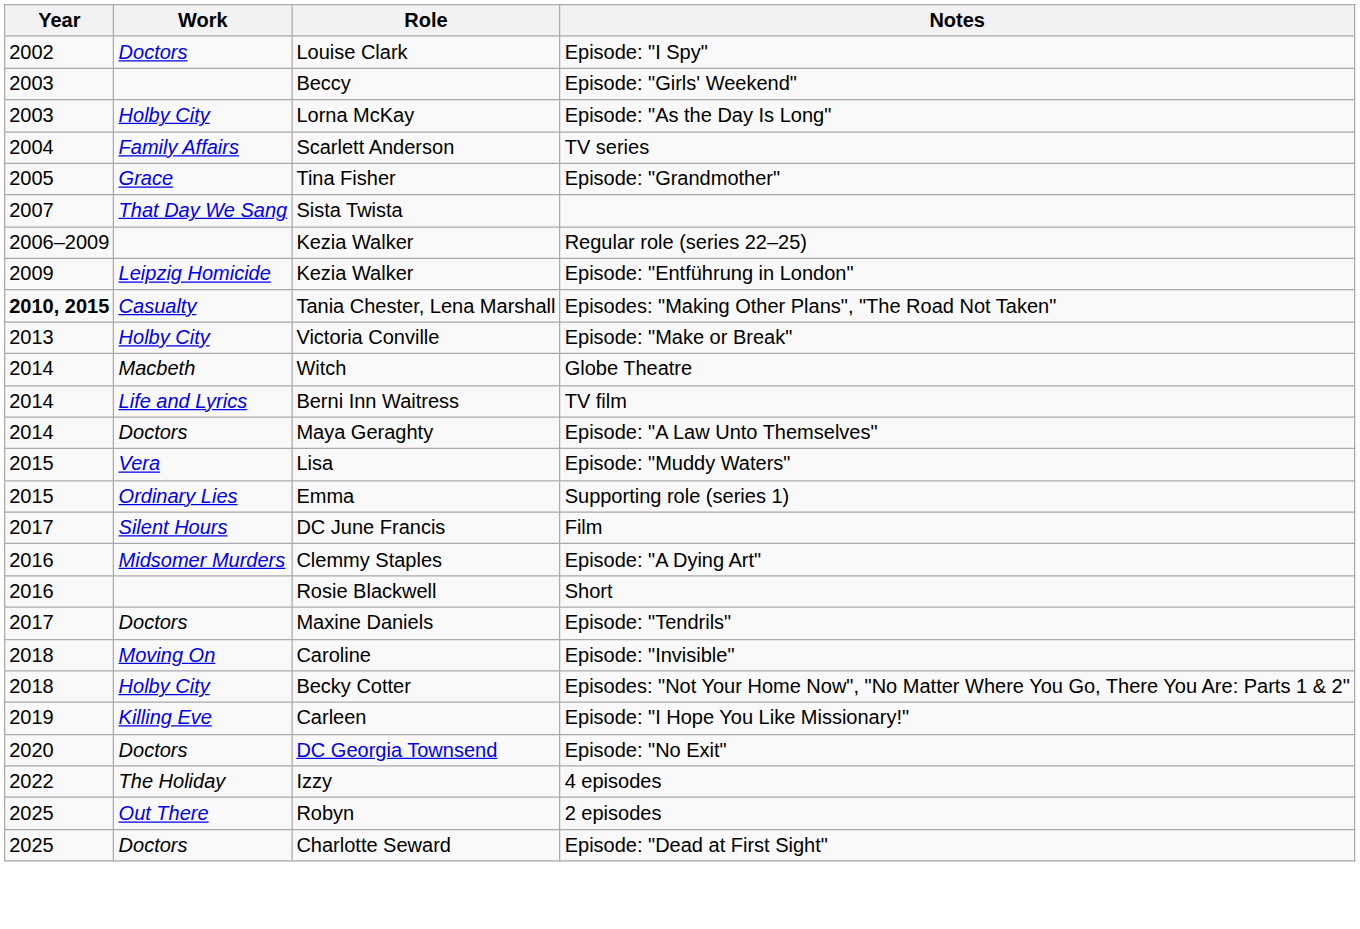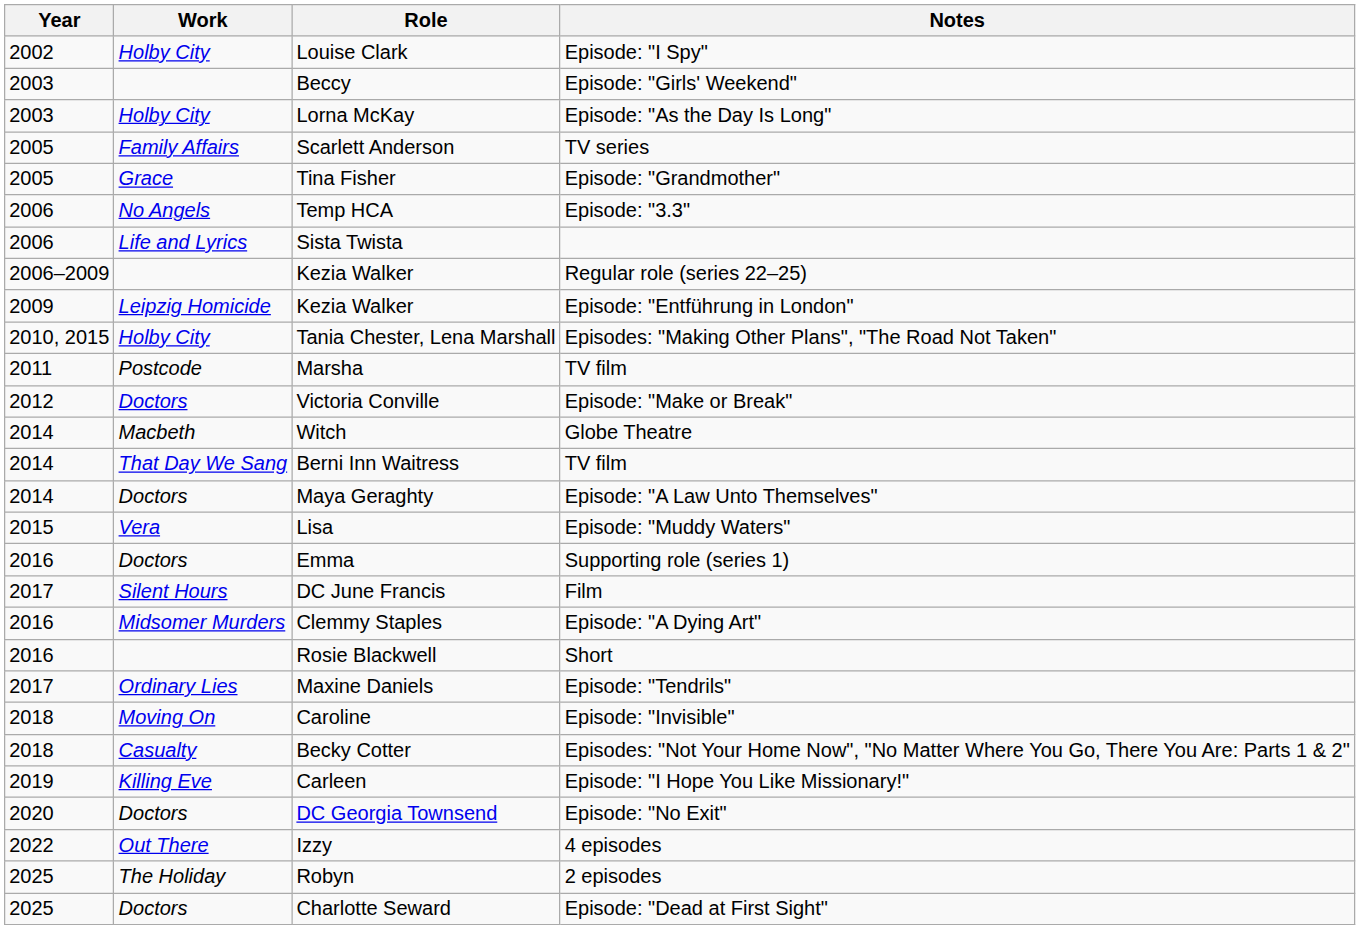(153, 52) Doctors -> (164, 52) Holby City
(31, 147) 2004 -> (31, 147) 2005
+ row: (345, 210)
(31, 210) 2007 -> (31, 242) 2006
(203, 210) That Day We Sang -> (183, 242) Life and Lyrics
(59, 305) bold -> (59, 337) normal
(157, 305) Casualty -> (164, 337) Holby City
+ row: (330, 369)
(31, 337) 2013 -> (31, 400) 2012
(164, 337) Holby City -> (153, 400) Doctors
(183, 400) Life and Lyrics -> (203, 464) That Day We Sang
(31, 496) 2015 -> (31, 559) 2016
(178, 496) Ordinary Lies -> (153, 559) Doctors
(153, 623) Doctors -> (178, 686) Ordinary Lies
(164, 686) Holby City -> (157, 749) Casualty
(172, 781) The Holiday -> (164, 845) Out There
(164, 813) Out There -> (172, 876) The Holiday
